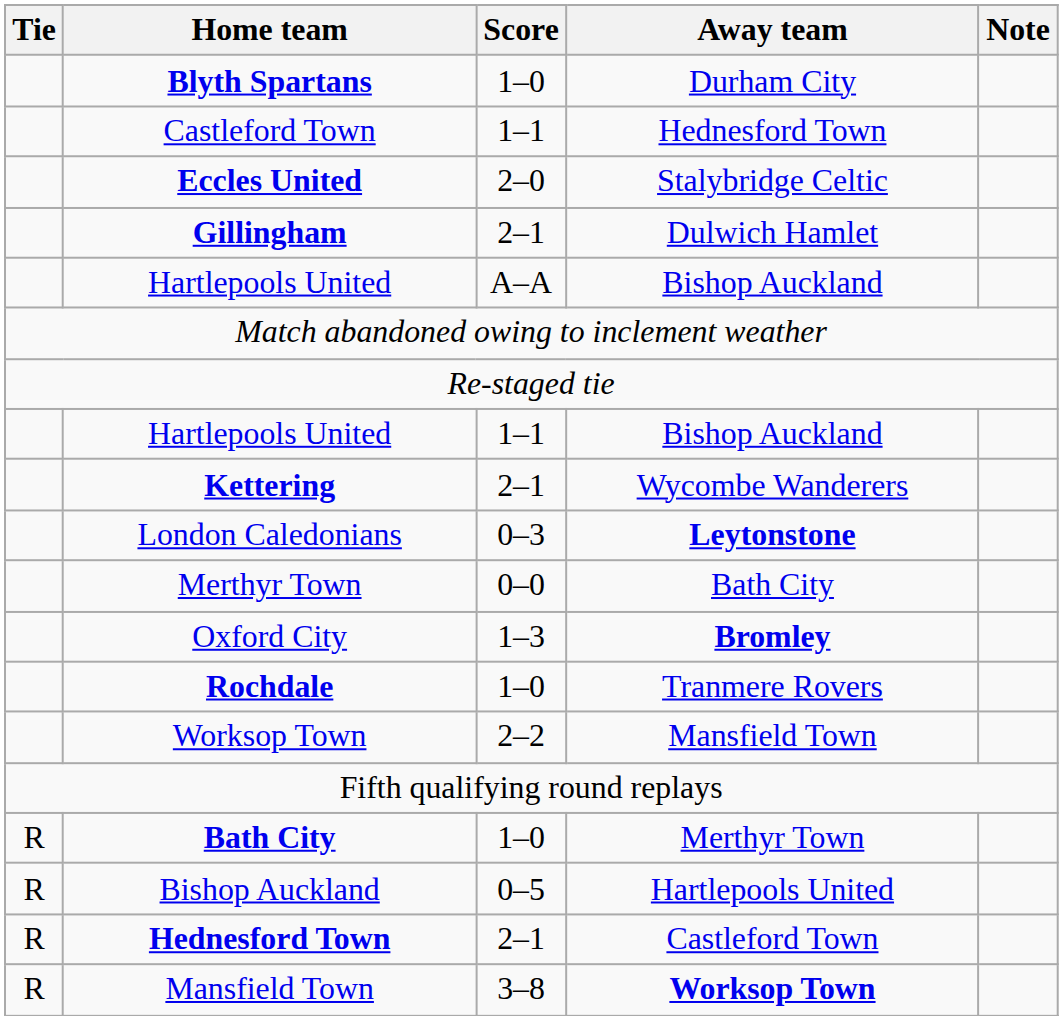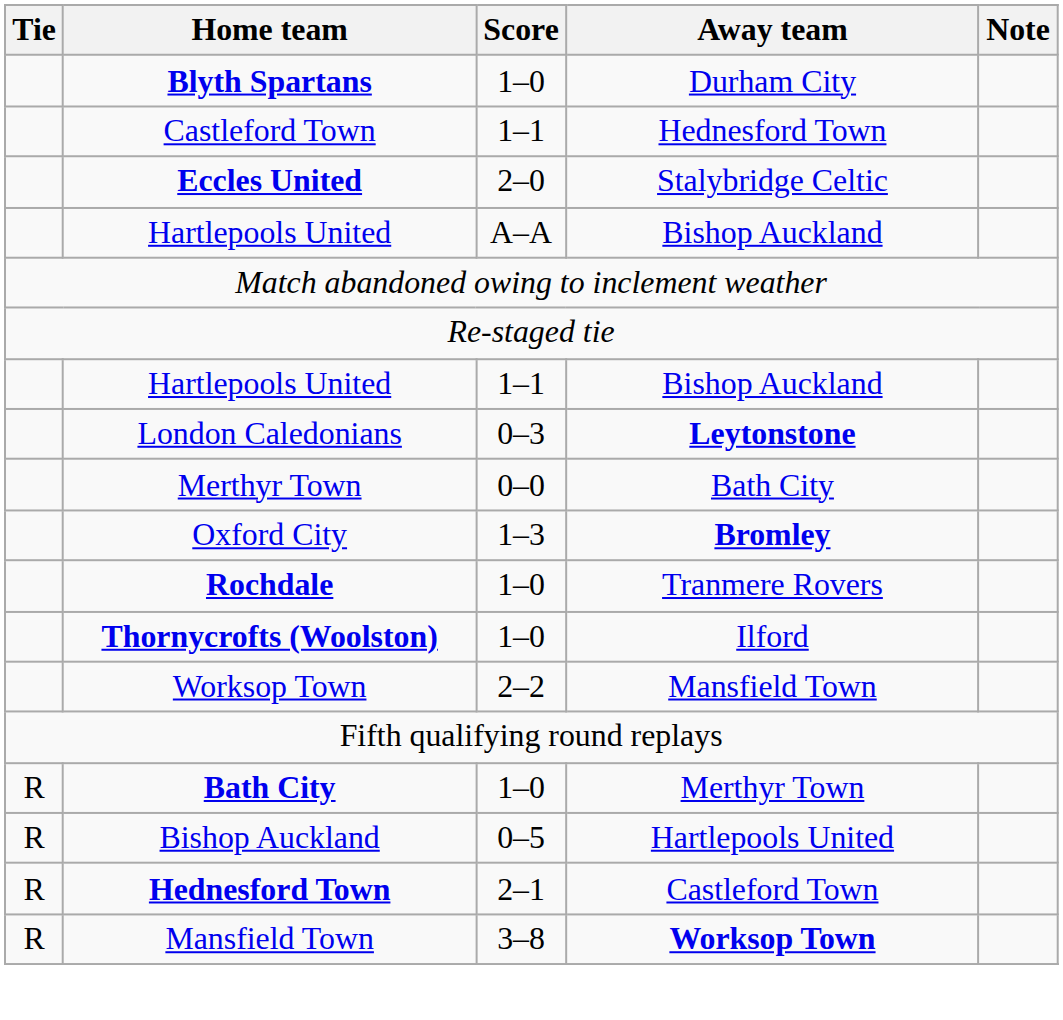- row: (270, 231)
- row: (270, 484)
+ row: (270, 635)
